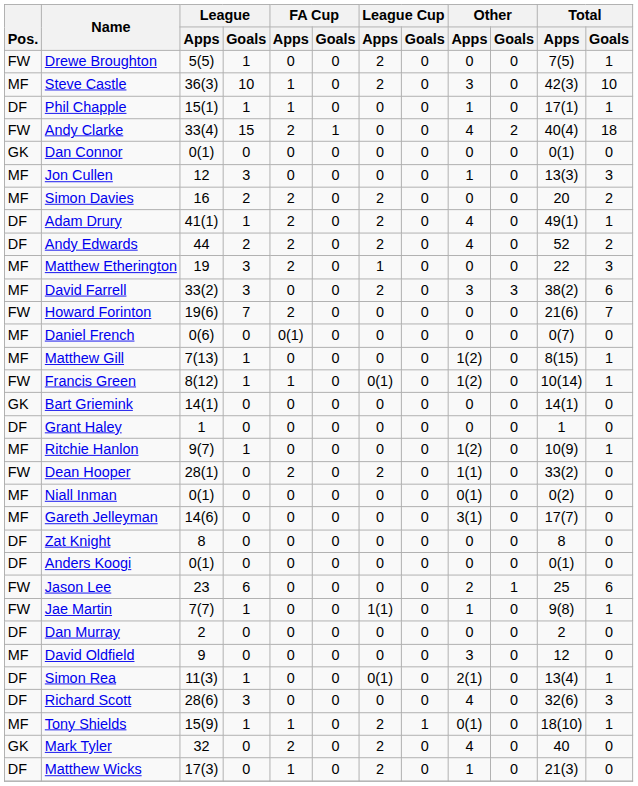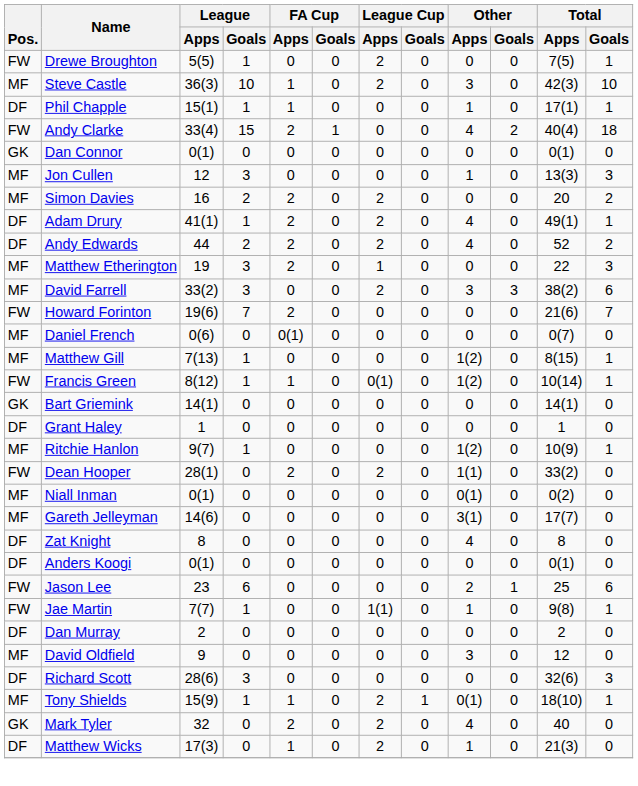(469, 541) 0 -> (469, 541) 4
- row: (80, 678)
(469, 701) 4 -> (469, 678) 0
